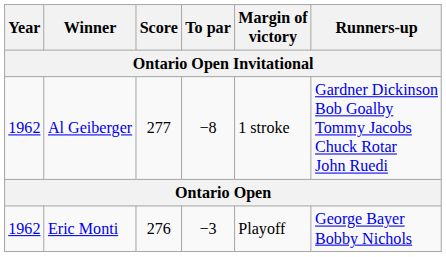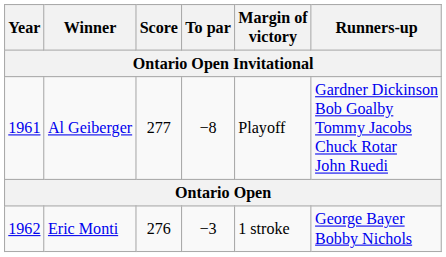(24, 128) 1962 -> (24, 128) 1961
(264, 128) 1 stroke -> (262, 128) Playoff
(262, 229) Playoff -> (264, 229) 1 stroke
